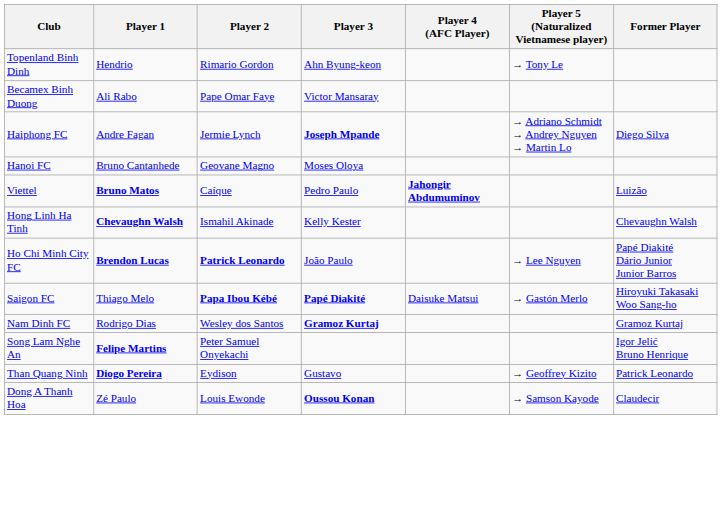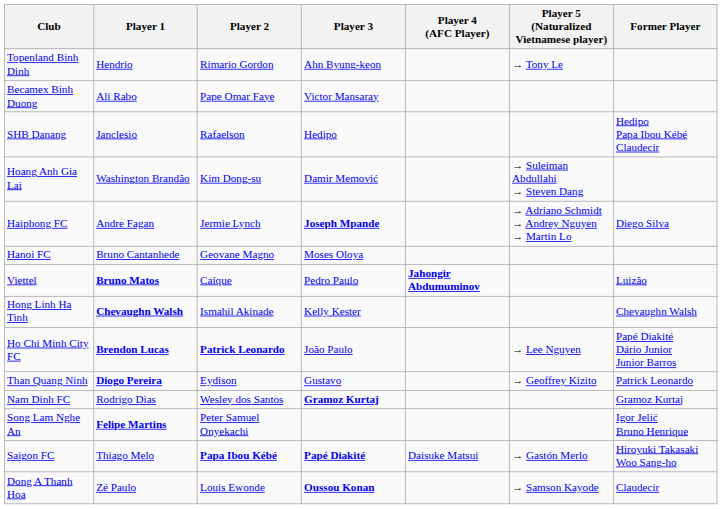+ row: (37, 134)
+ row: (42, 178)
rows swapped: (31, 298) <-> (47, 373)
